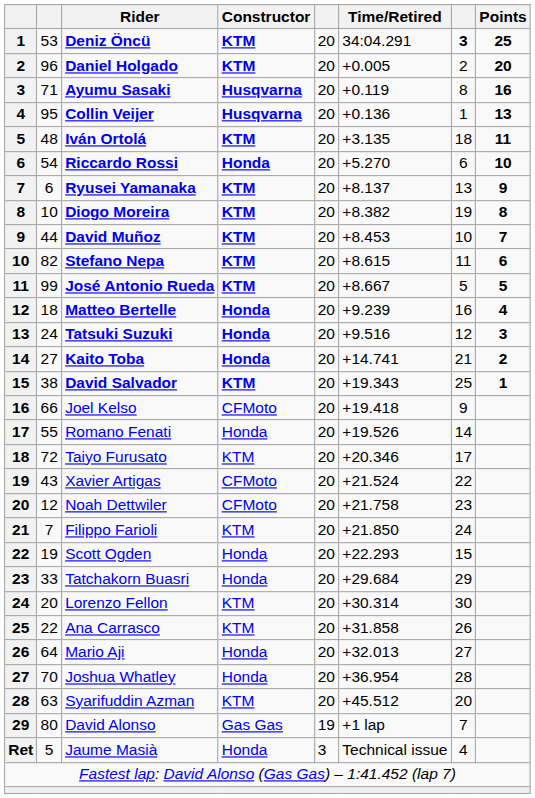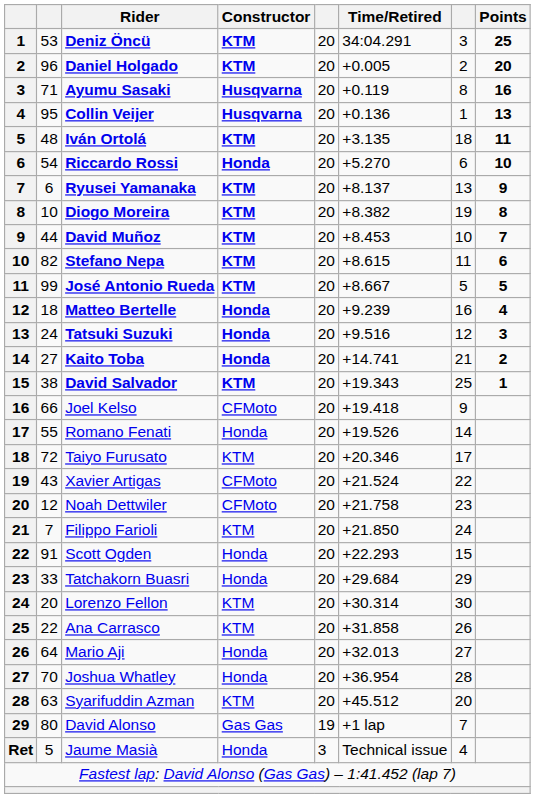(463, 41) bold -> (463, 41) normal
(49, 554) 19 -> (49, 554) 91
